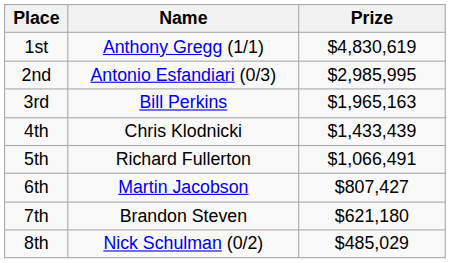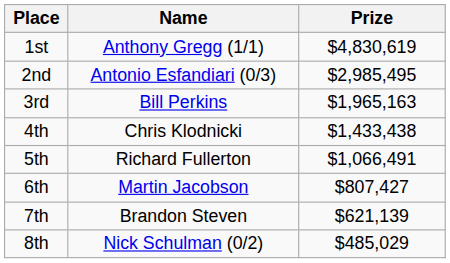(372, 74) $2,985,995 -> (372, 74) $2,985,495
(372, 131) $1,433,439 -> (372, 131) $1,433,438
(372, 215) $621,180 -> (372, 215) $621,139
